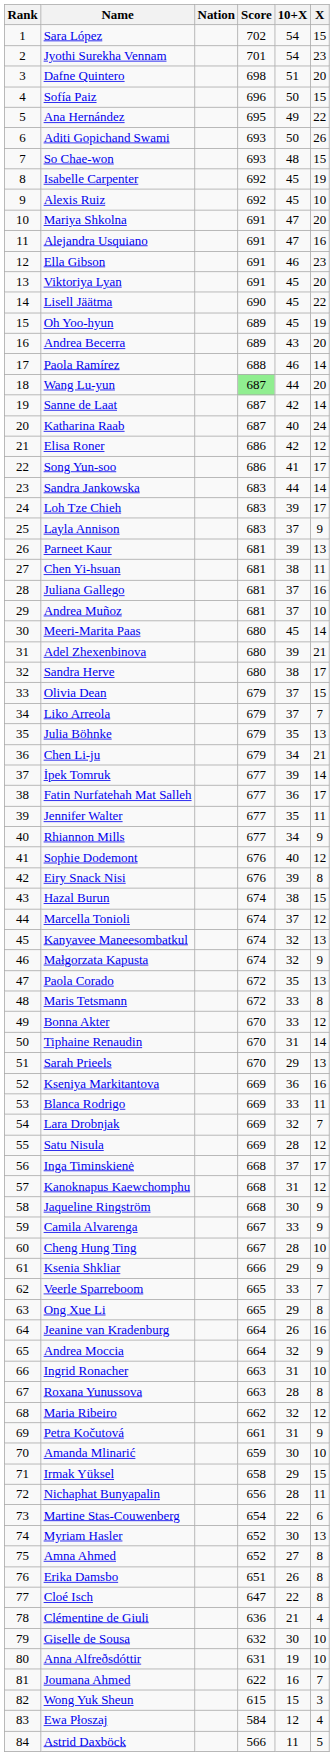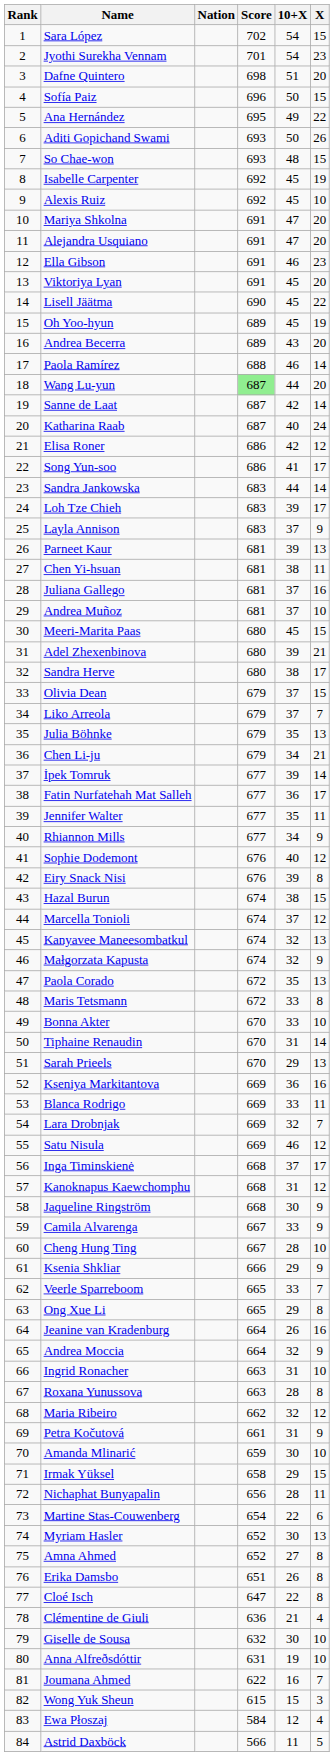(320, 240) 16 -> (320, 240) 20
(320, 631) 14 -> (320, 631) 15
(320, 1021) 12 -> (320, 1021) 10
(292, 1145) 28 -> (292, 1145) 46
